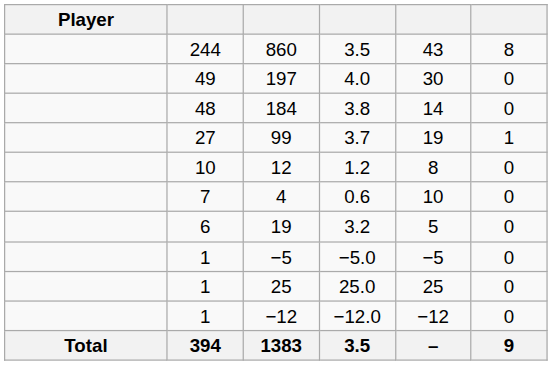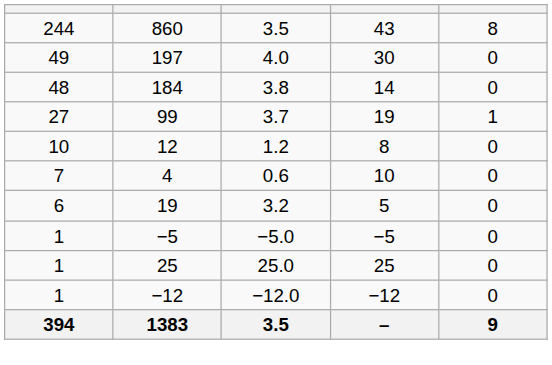- column: (86, 20)
